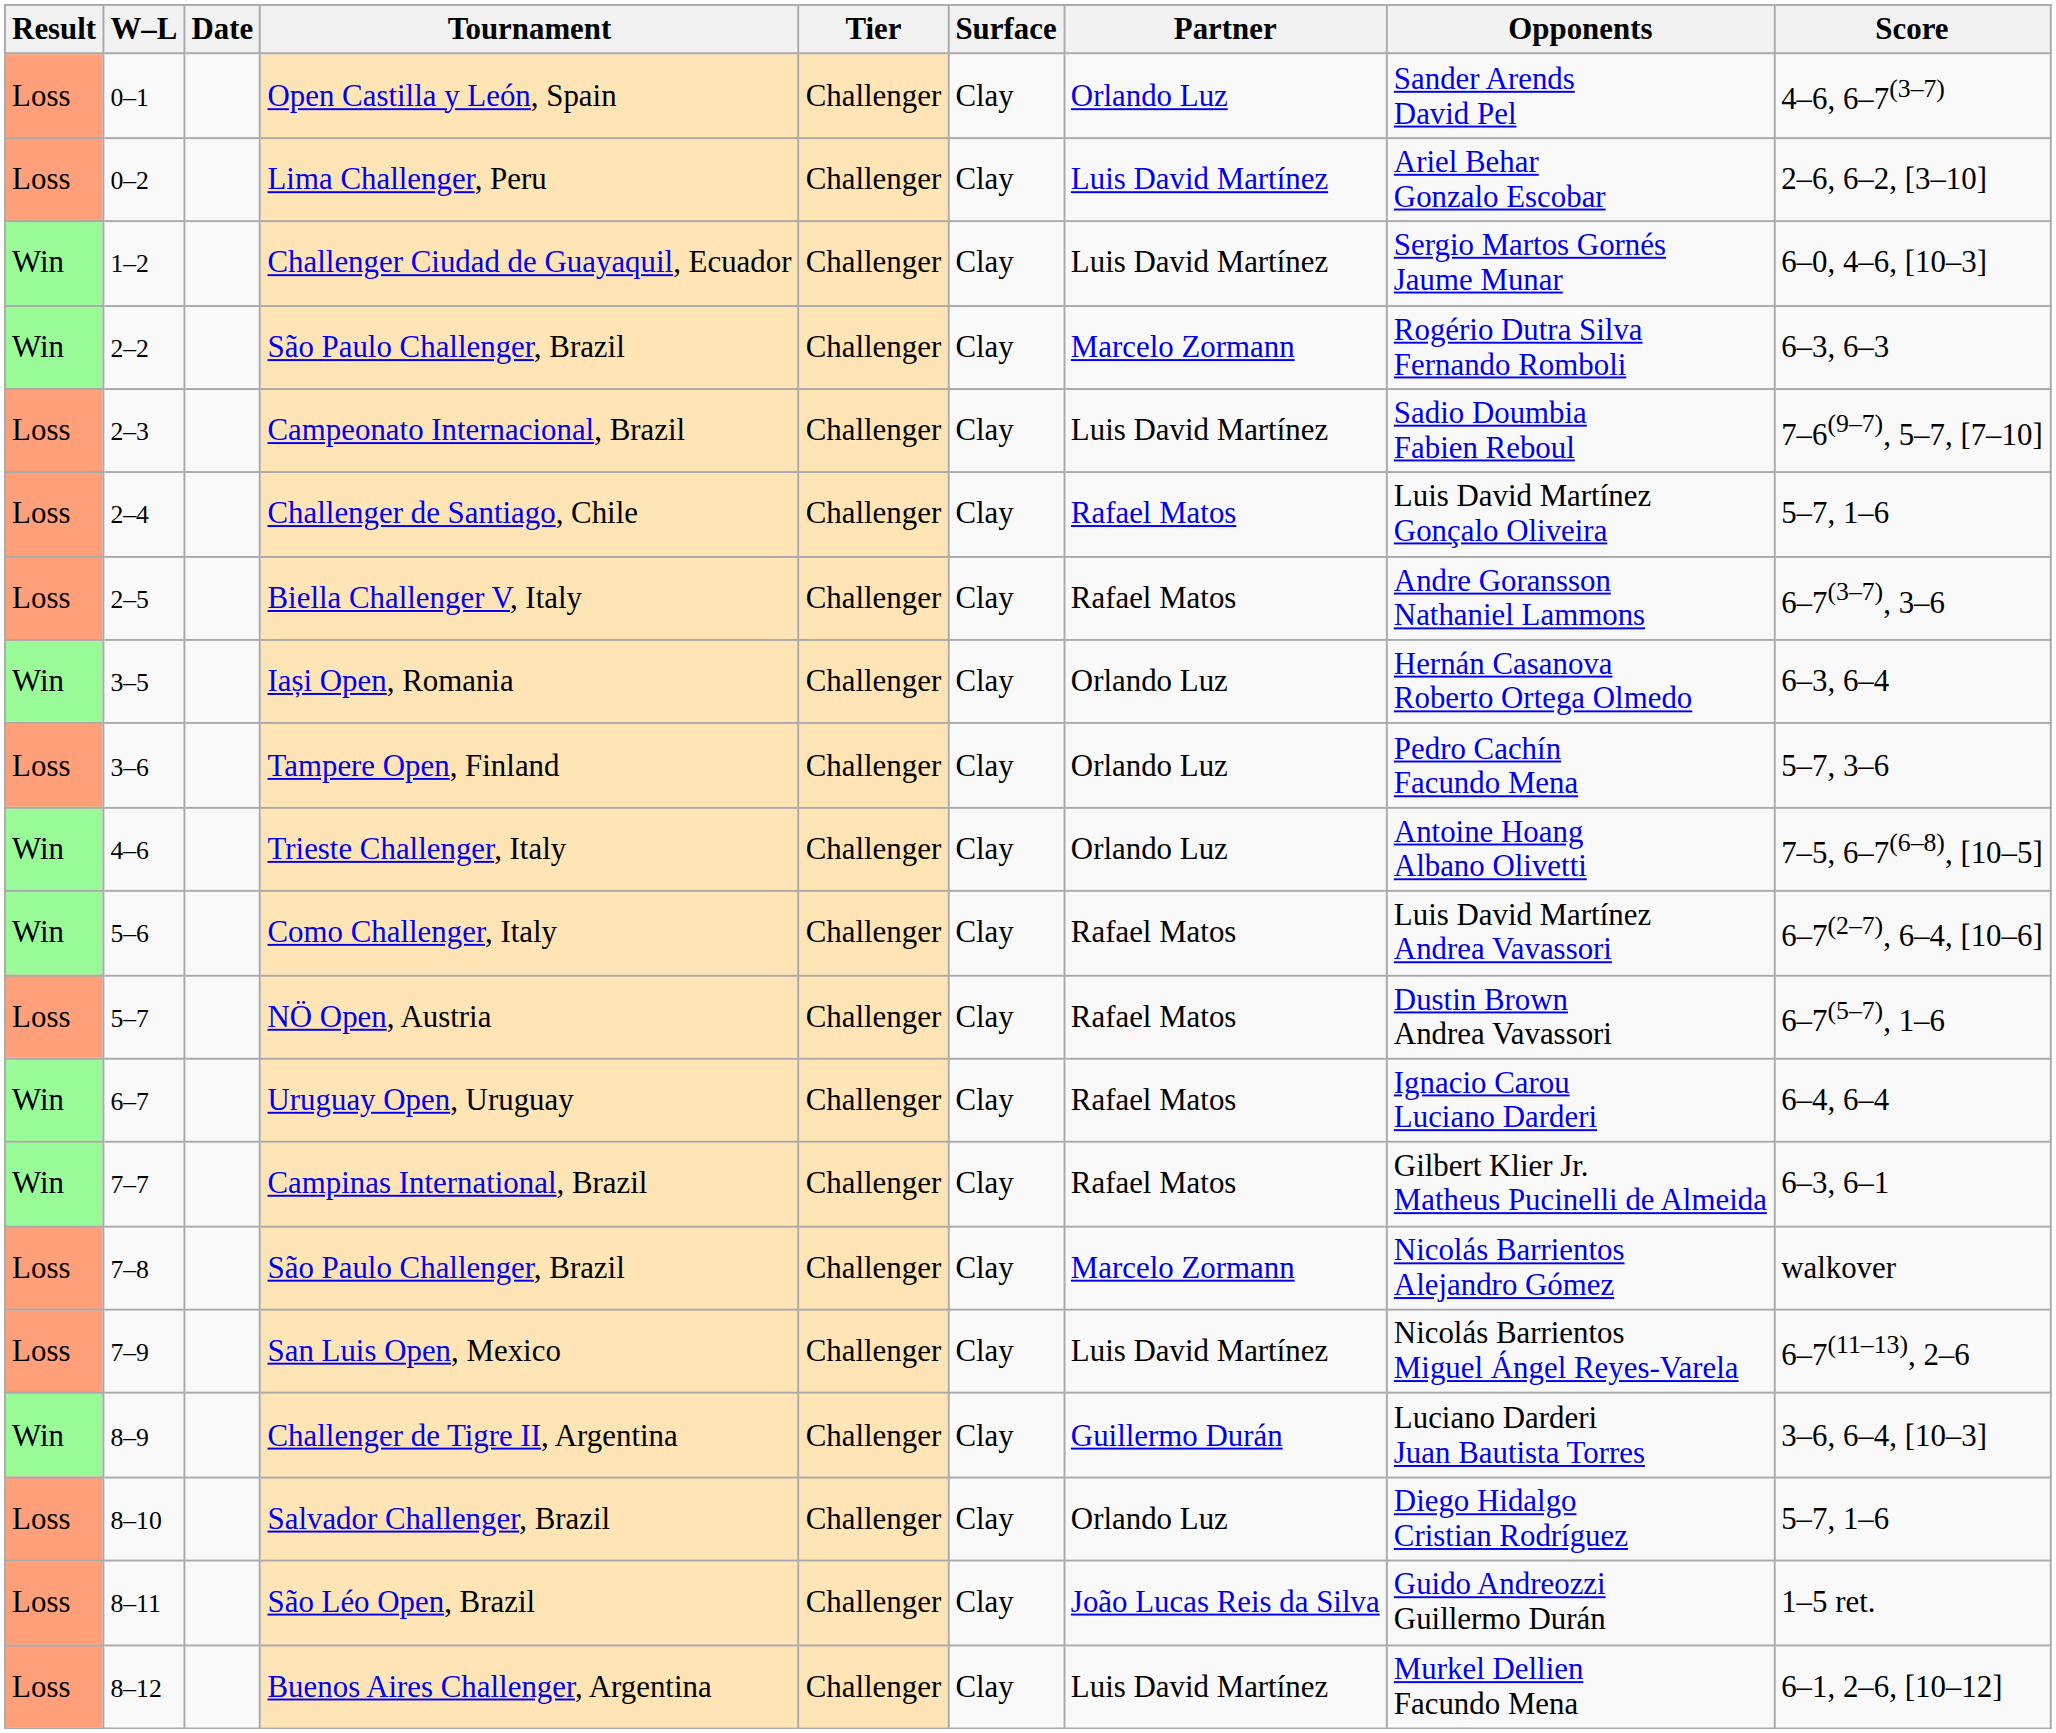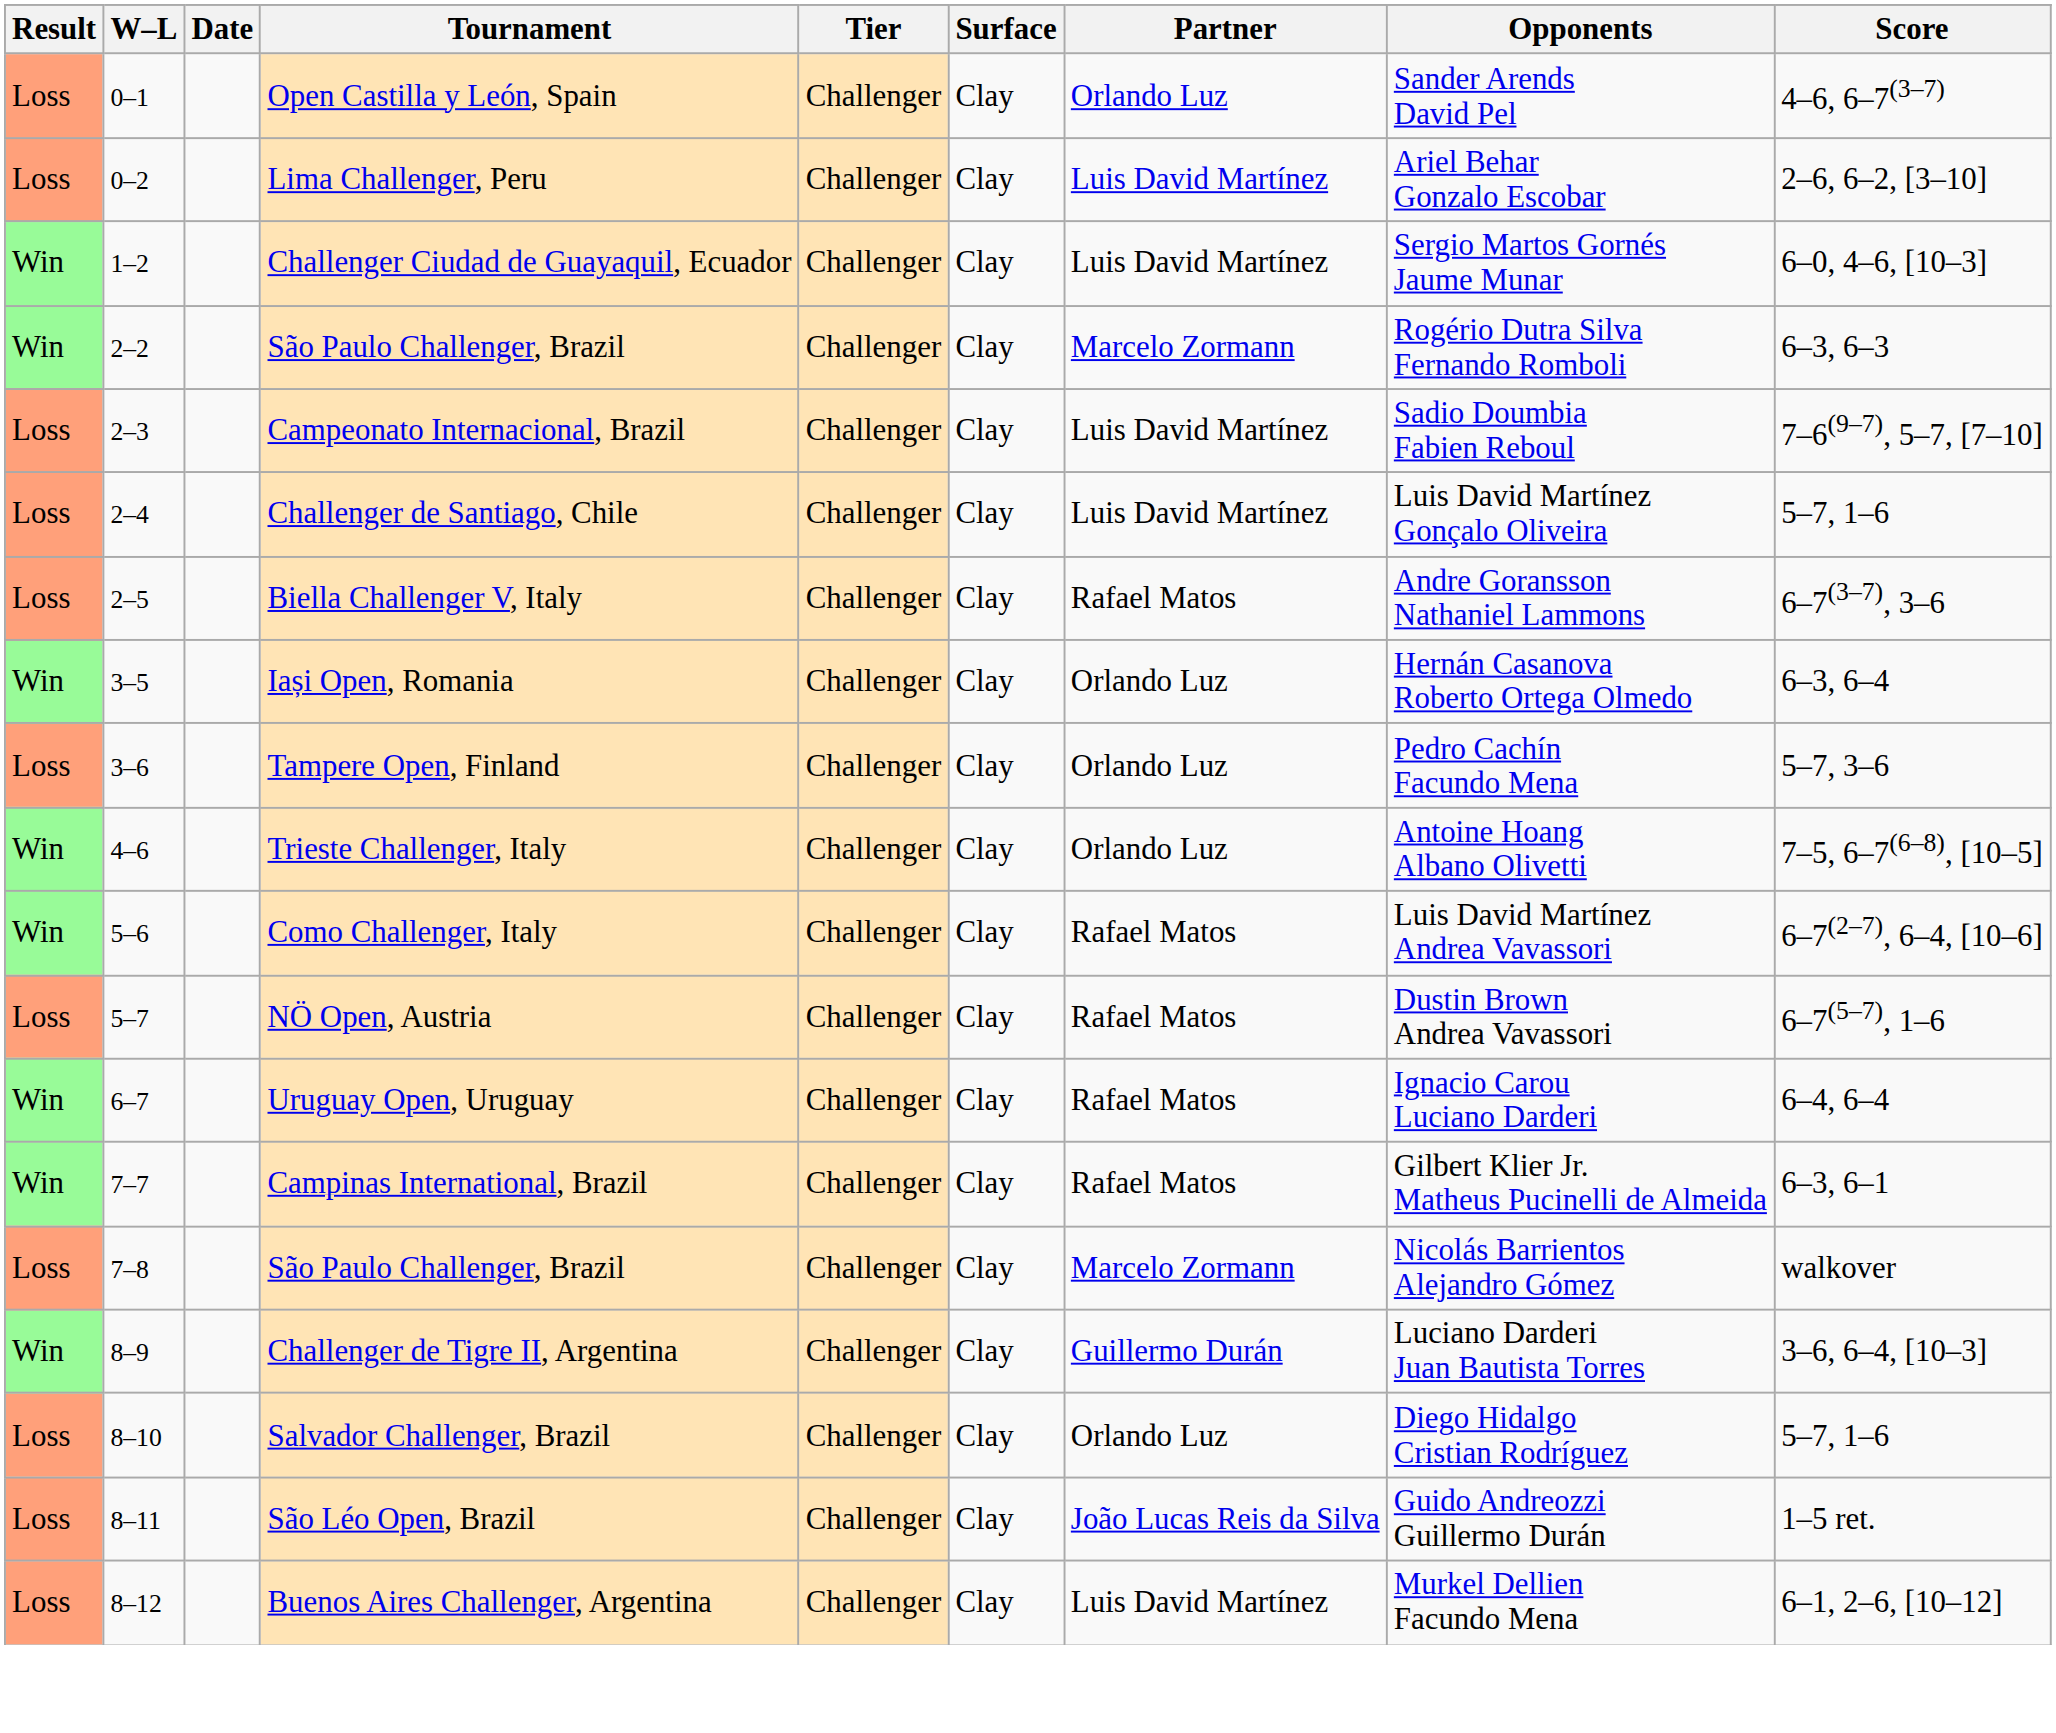(1154, 513) Rafael Matos -> (1199, 513) Luis David Martínez
- row: (130, 1352)
